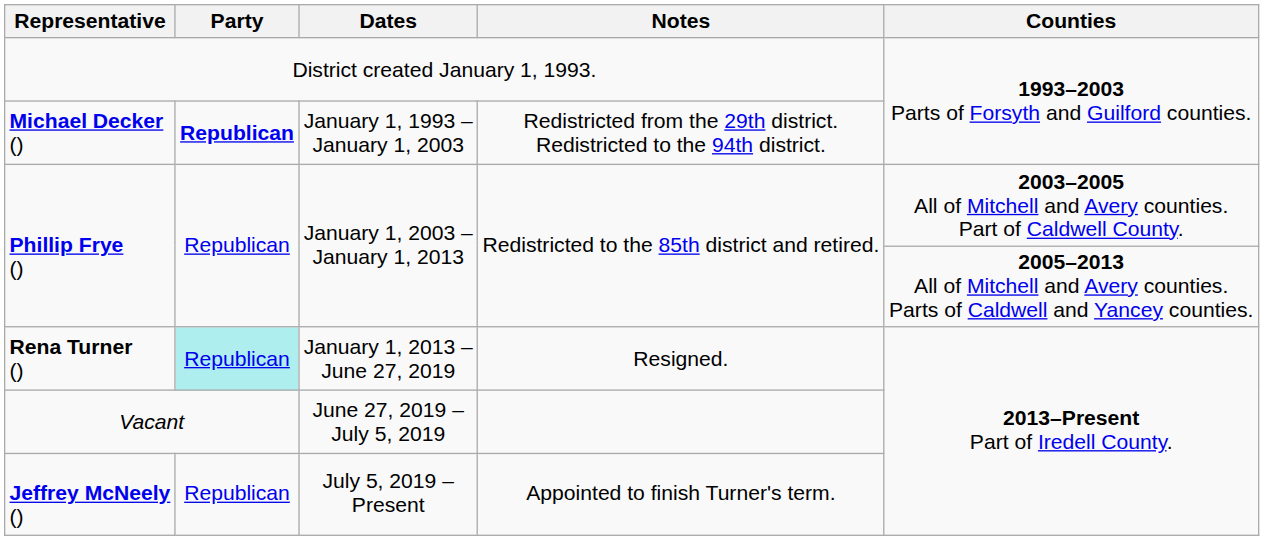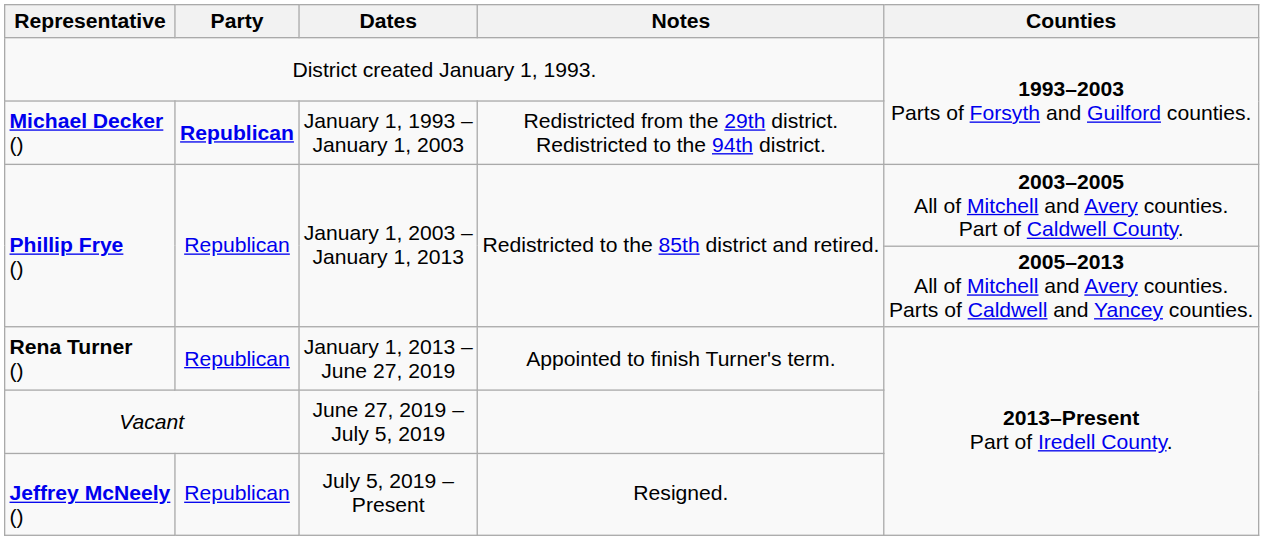(237, 358) paleturquoise background -> (237, 358) no background
(681, 358) Resigned. -> (681, 358) Appointed to finish Turner's term.
(681, 493) Appointed to finish Turner's term. -> (681, 493) Resigned.
